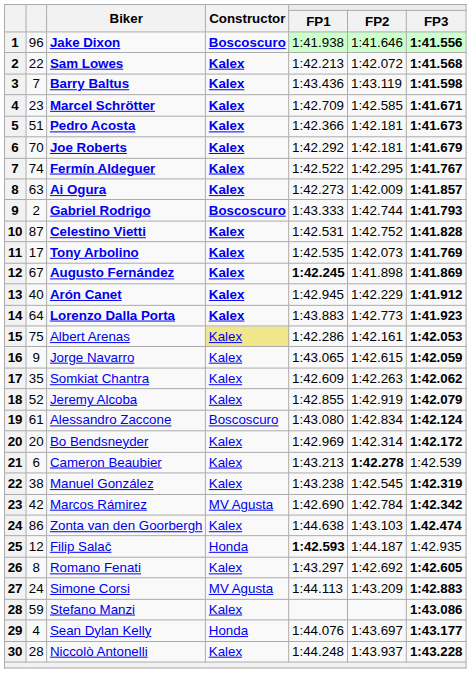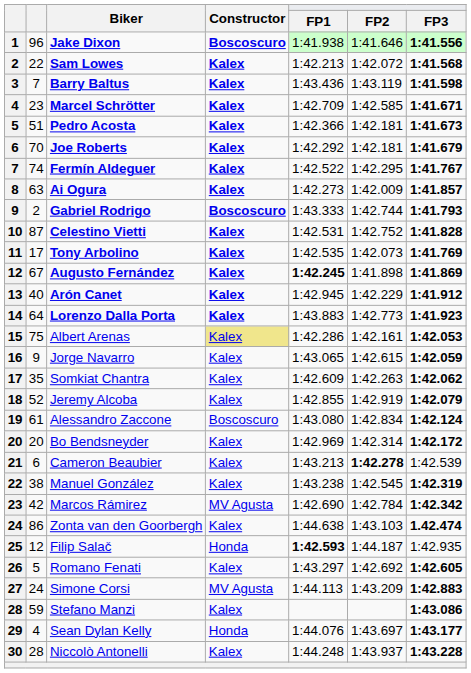(36, 567) 8 -> (36, 567) 5
